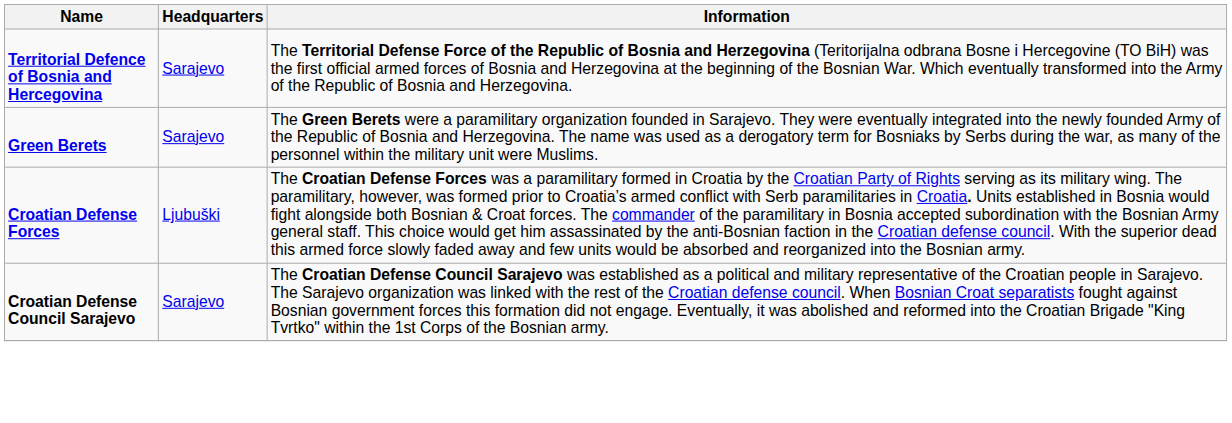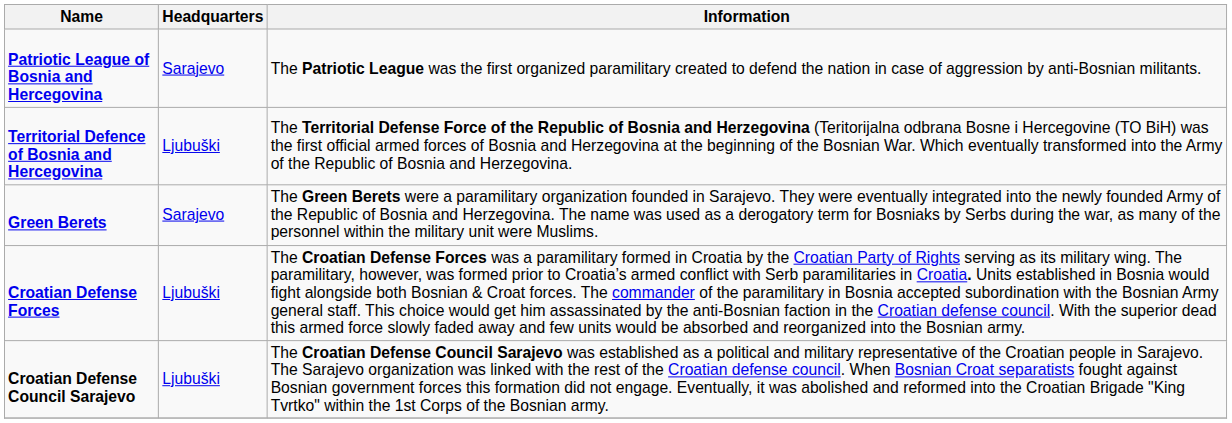+ row: (79, 77)
(193, 68) Sarajevo -> (191, 146) Ljubuški
(193, 301) Sarajevo -> (191, 379) Ljubuški
